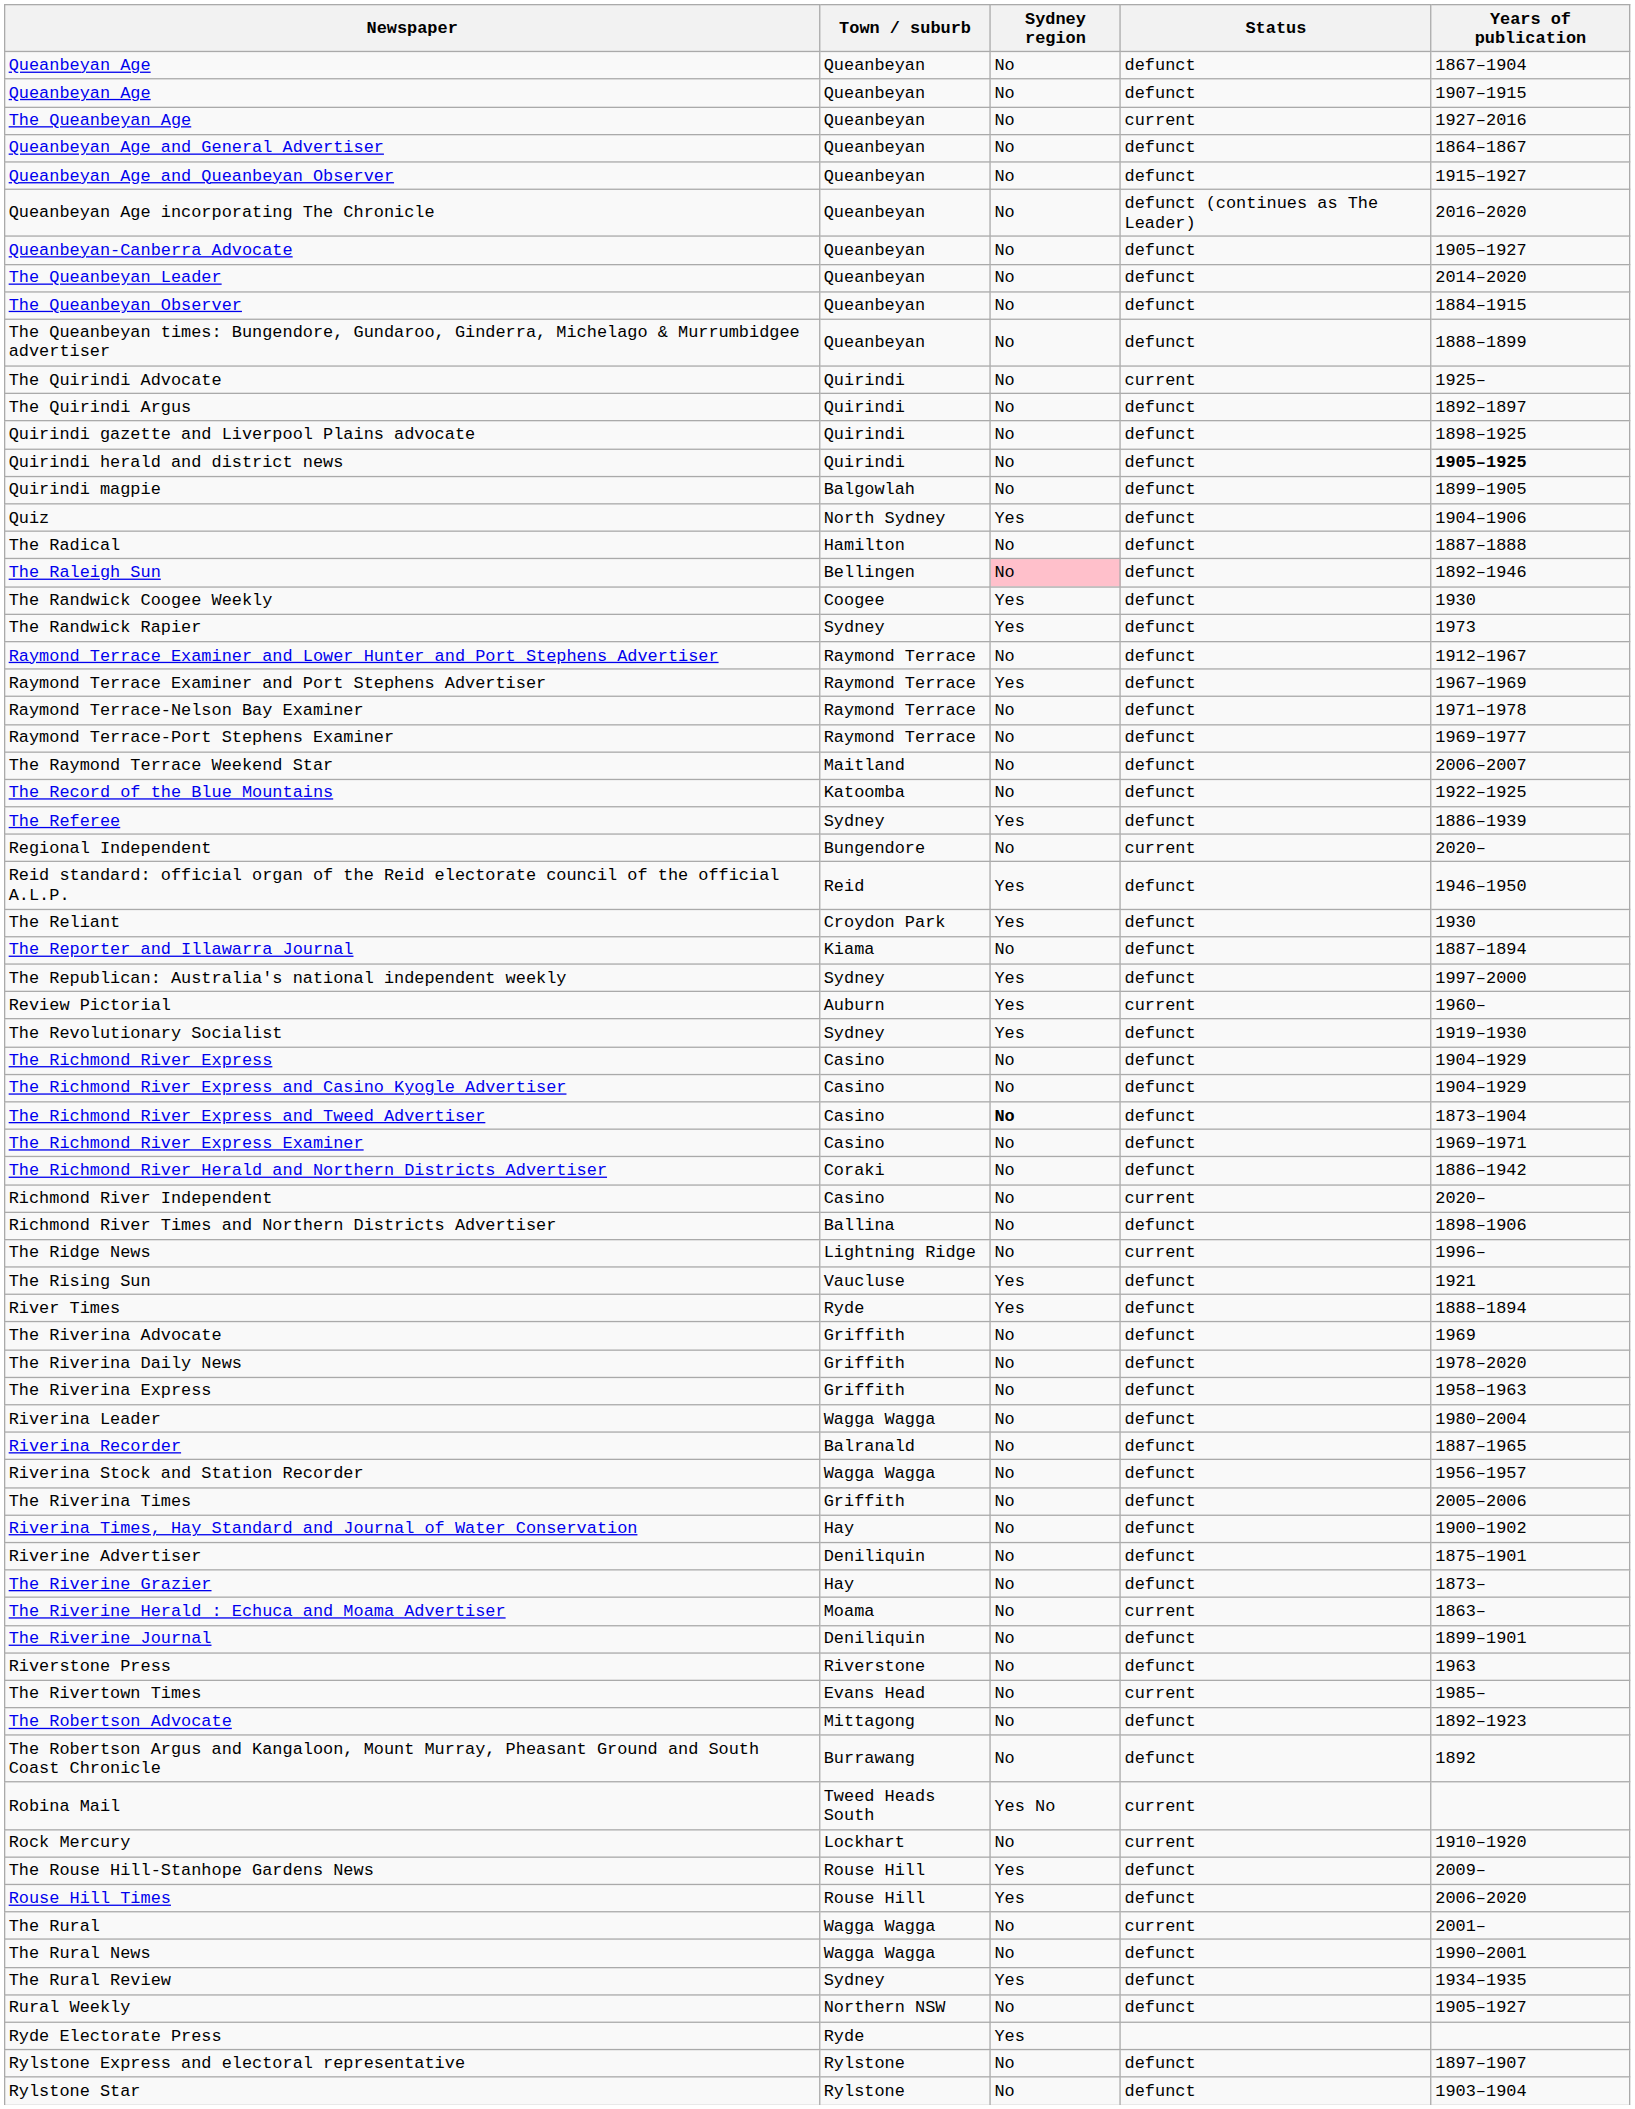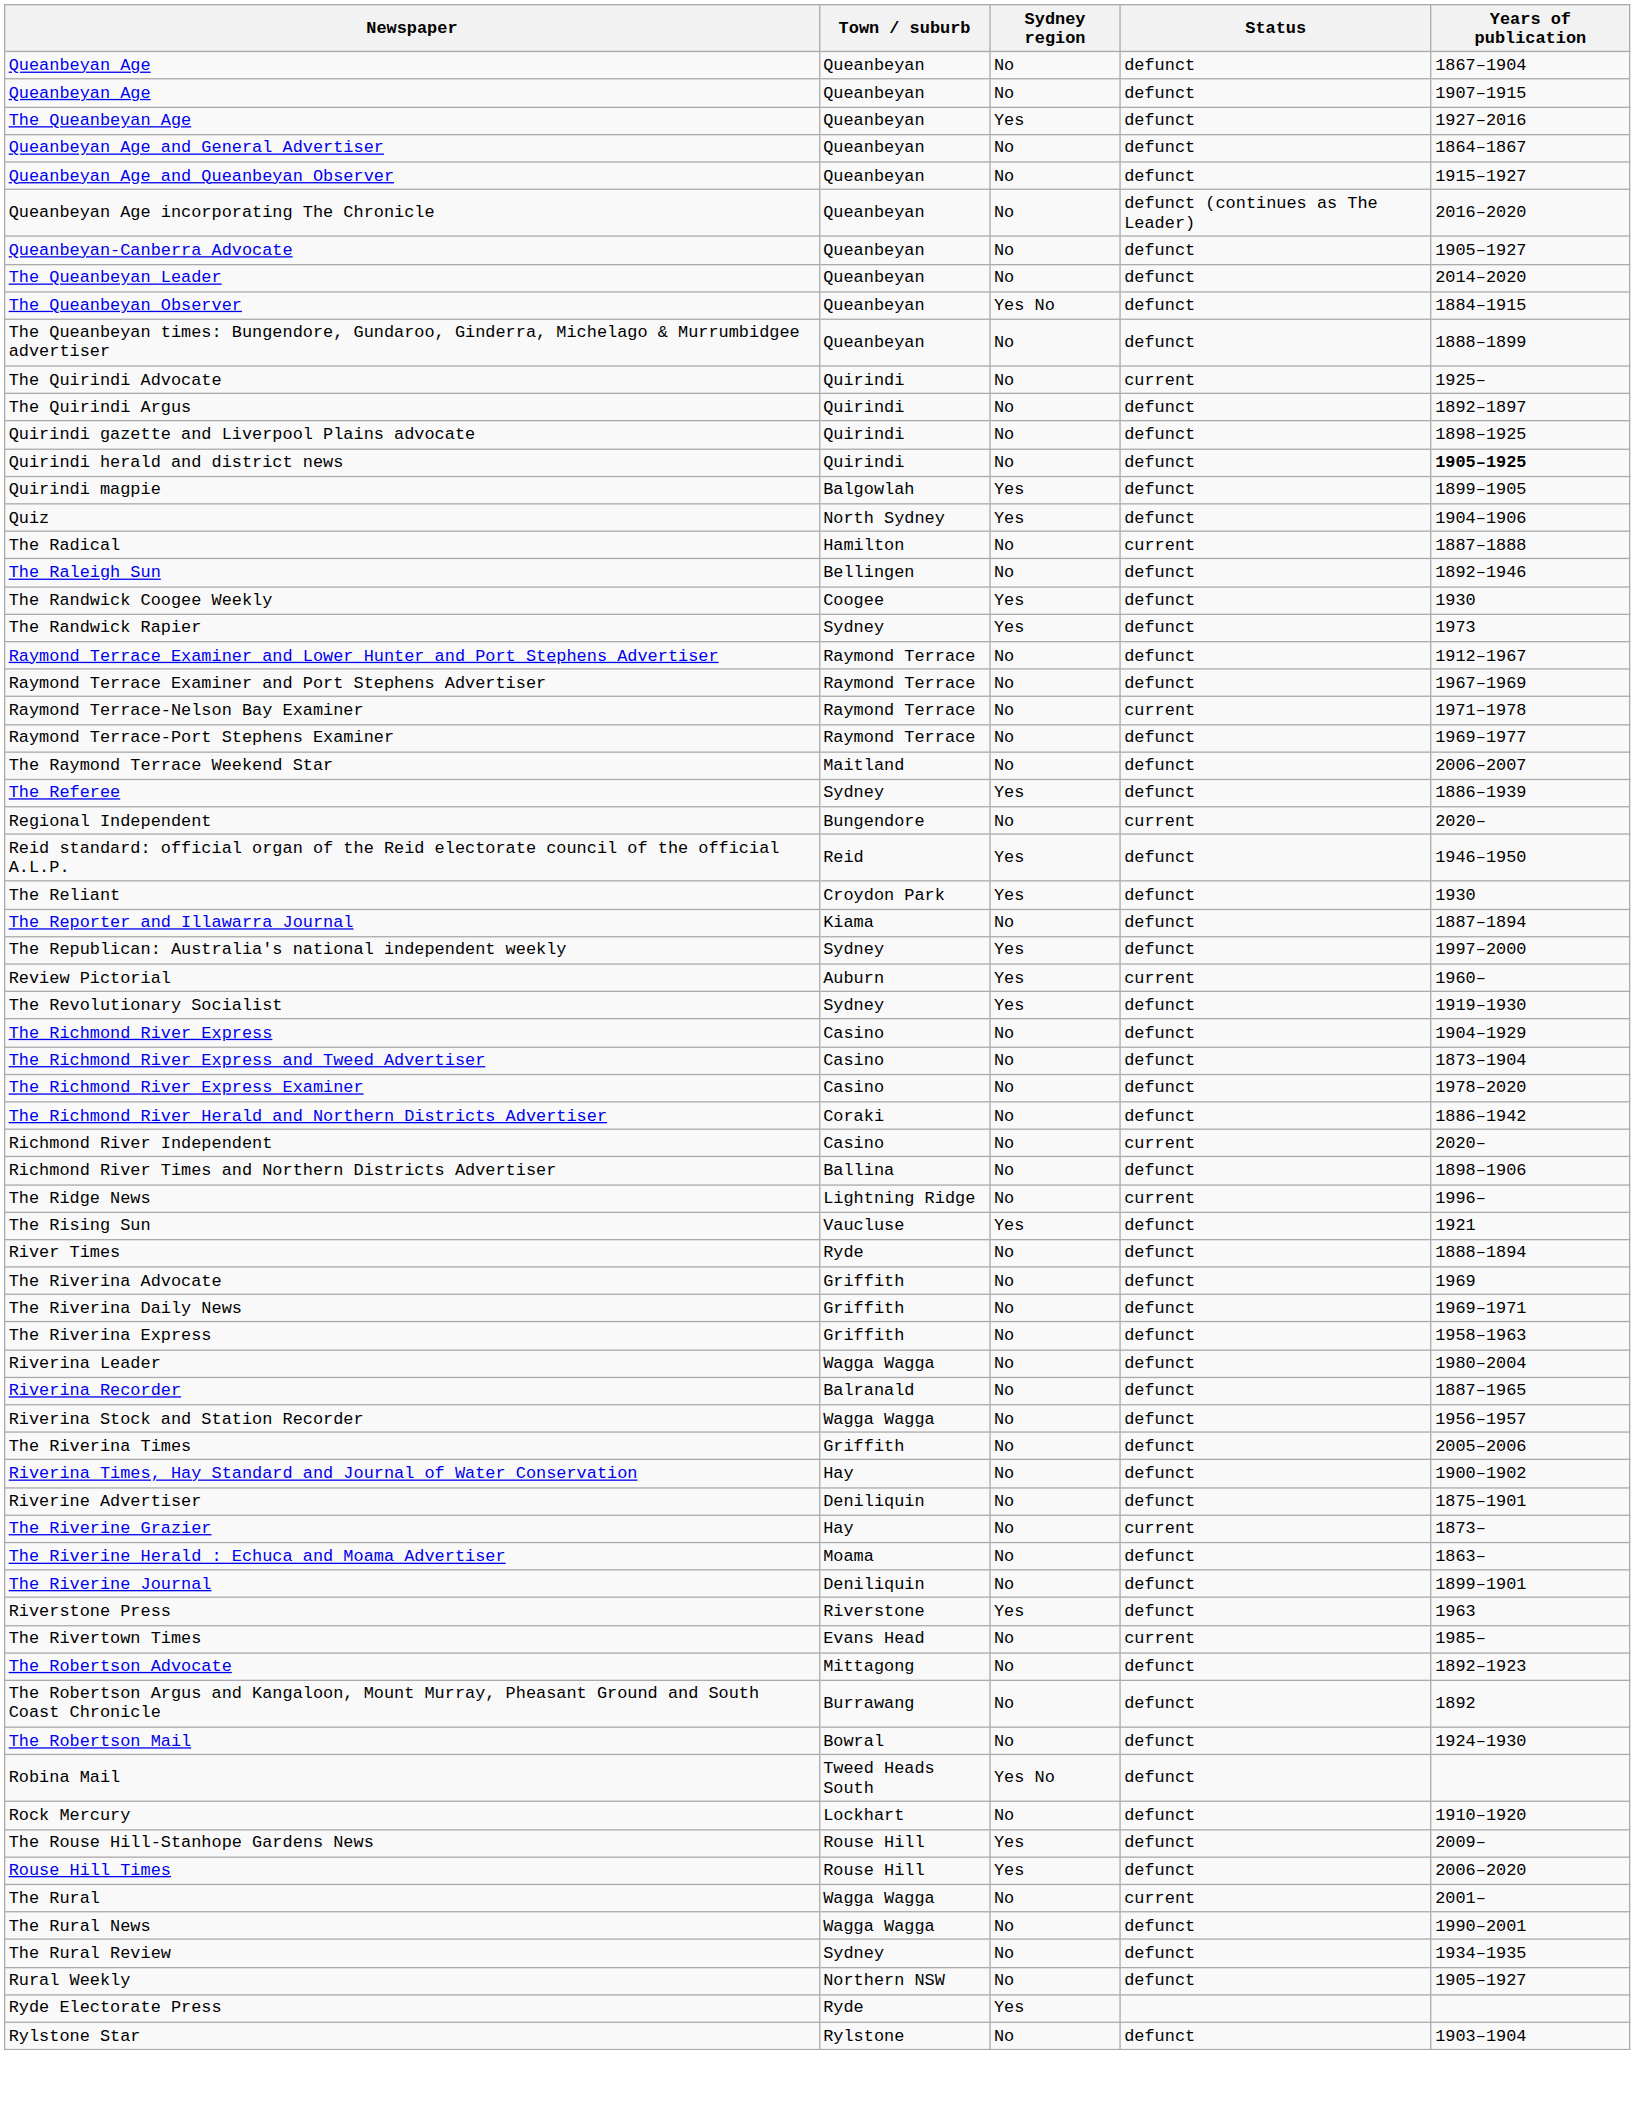(1005, 121) No -> (1009, 121) Yes
(1160, 121) current -> (1160, 121) defunct
(1005, 305) No -> (1024, 305) Yes No
(1005, 490) No -> (1009, 490) Yes
(1160, 545) defunct -> (1160, 545) current
(1005, 573) pink background -> (1004, 573) no background
(1010, 683) Yes -> (1004, 683) No
(1160, 710) defunct -> (1160, 710) current
- row: (171, 793)
- row: (288, 1088)
(1005, 1116) bold -> (1004, 1060) normal
(1481, 1143) 1969–1971 -> (1481, 1088) 1978–2020
(1010, 1308) Yes -> (1004, 1253) No
(1481, 1363) 1978–2020 -> (1481, 1308) 1969–1971
(1160, 1584) defunct -> (1160, 1529) current
(1160, 1611) current -> (1160, 1556) defunct
(1005, 1666) No -> (1009, 1611) Yes
+ row: (100, 1741)
(1160, 1806) current -> (1160, 1778) defunct
(1160, 1843) current -> (1160, 1816) defunct
(1010, 1981) Yes -> (1004, 1953) No
- row: (237, 2063)
